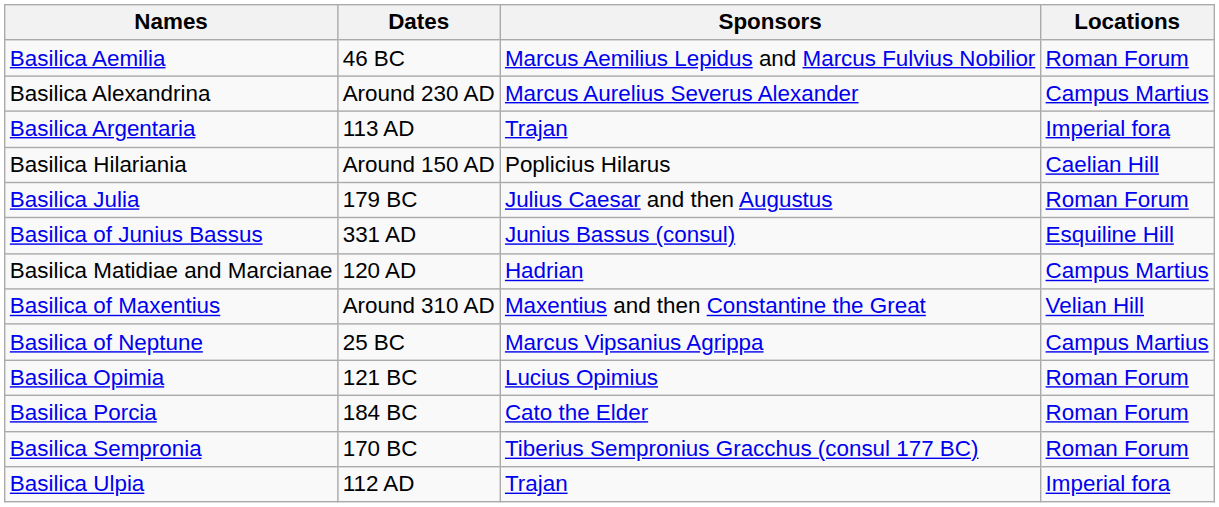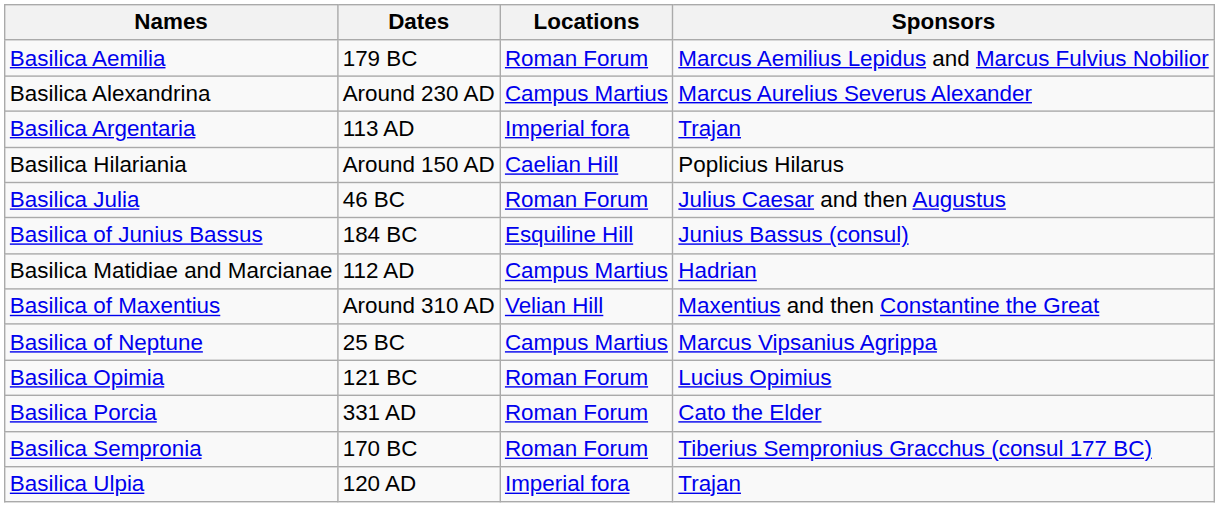columns swapped: (1127, 22) <-> (770, 22)
(374, 57) 46 BC -> (380, 57) 179 BC
(380, 199) 179 BC -> (374, 199) 46 BC
(379, 235) 331 AD -> (380, 235) 184 BC
(379, 270) 120 AD -> (379, 270) 112 AD
(380, 413) 184 BC -> (379, 413) 331 AD
(379, 484) 112 AD -> (379, 484) 120 AD
